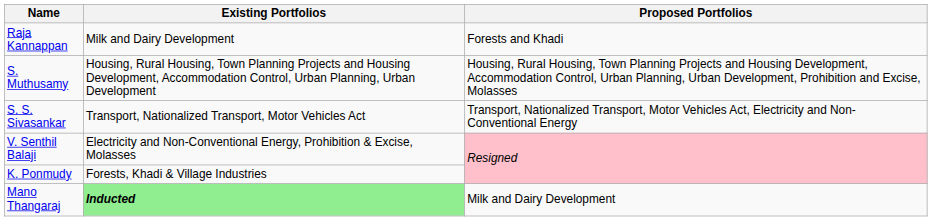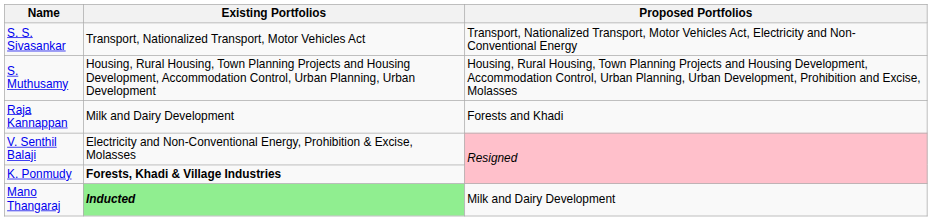rows swapped: (36, 116) <-> (37, 39)
(176, 174) normal -> (184, 174) bold
